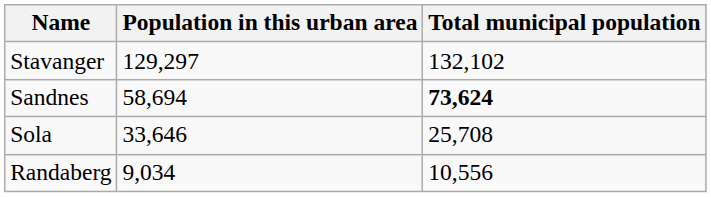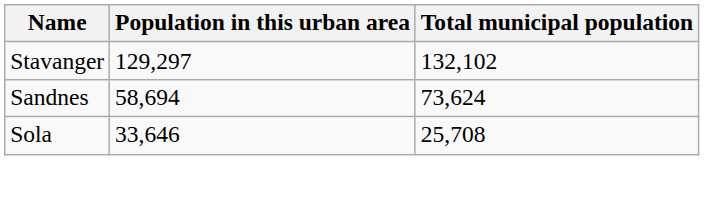(461, 97) bold -> (453, 97) normal
- row: (61, 172)
